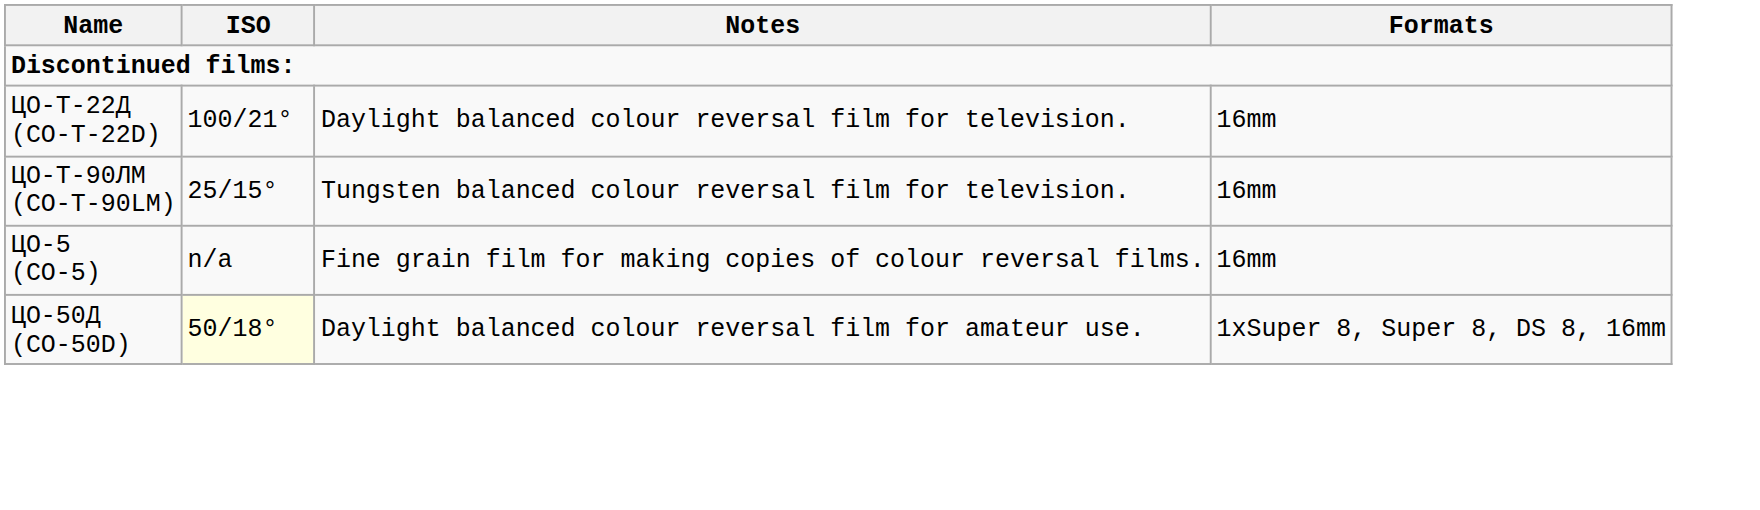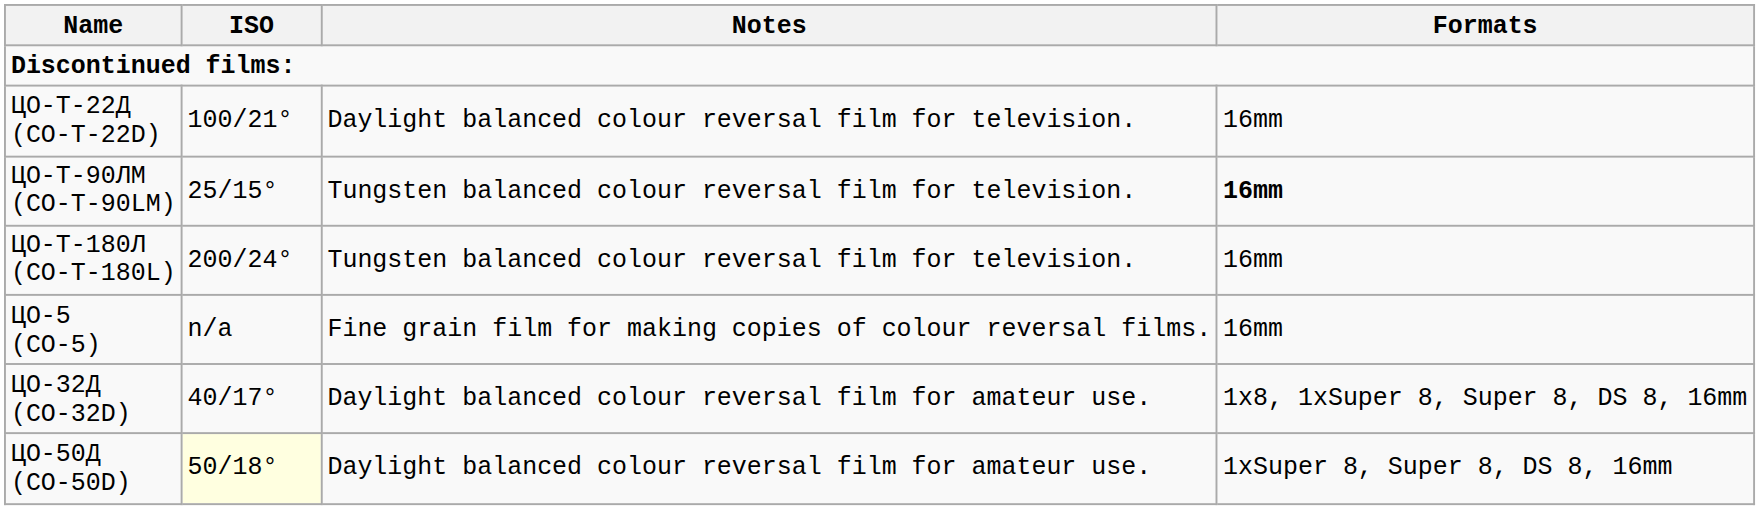(1247, 191) normal -> (1253, 191) bold
+ row: (93, 260)
+ row: (71, 399)
